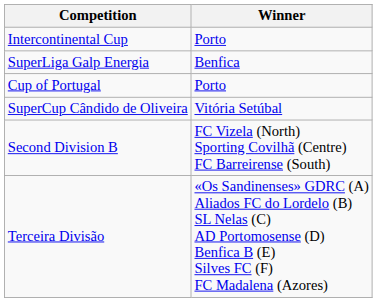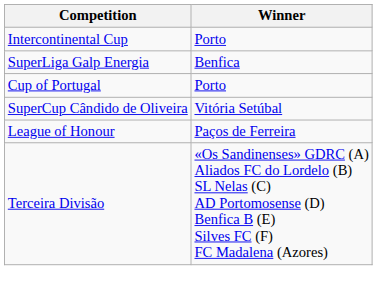+ row: (61, 131)
- row: (63, 147)
